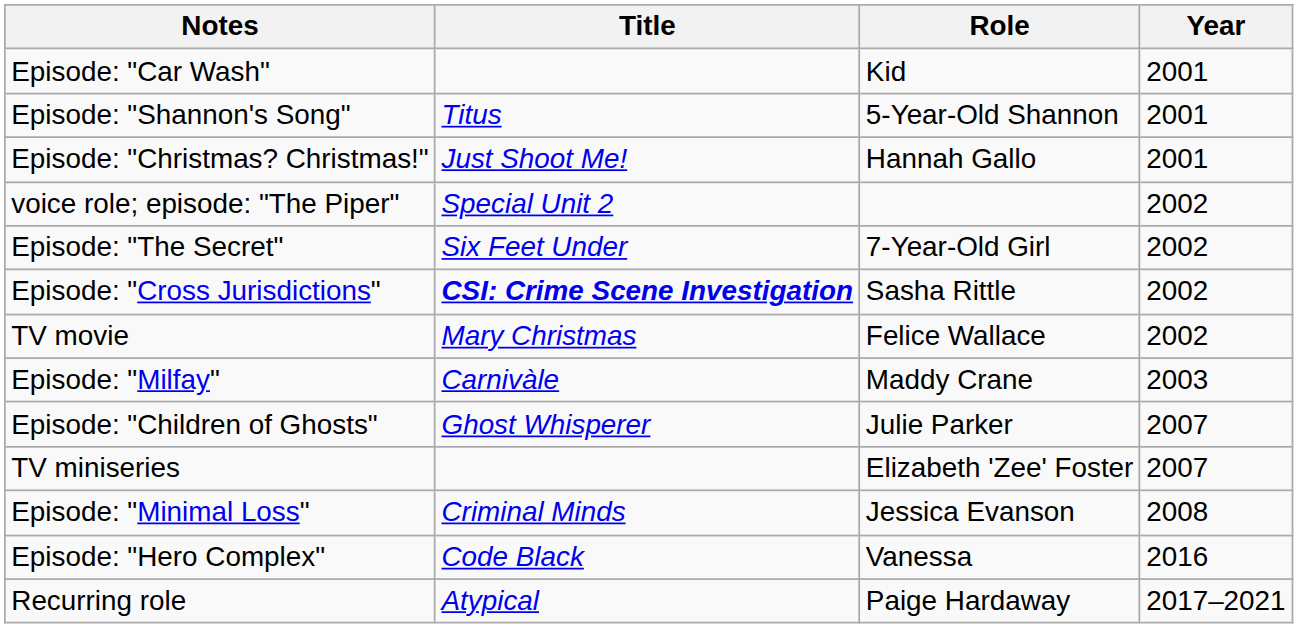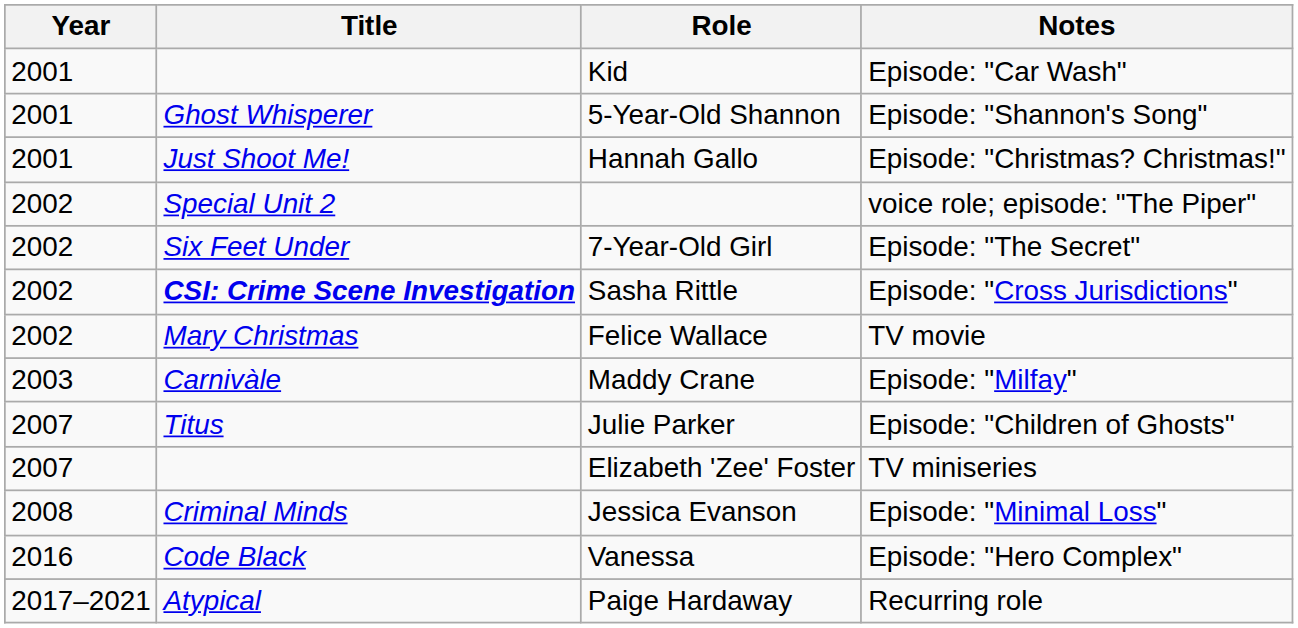columns swapped: (1216, 26) <-> (220, 26)
(472, 114) Titus -> (268, 114) Ghost Whisperer
(546, 423) Ghost Whisperer -> (194, 423) Titus
